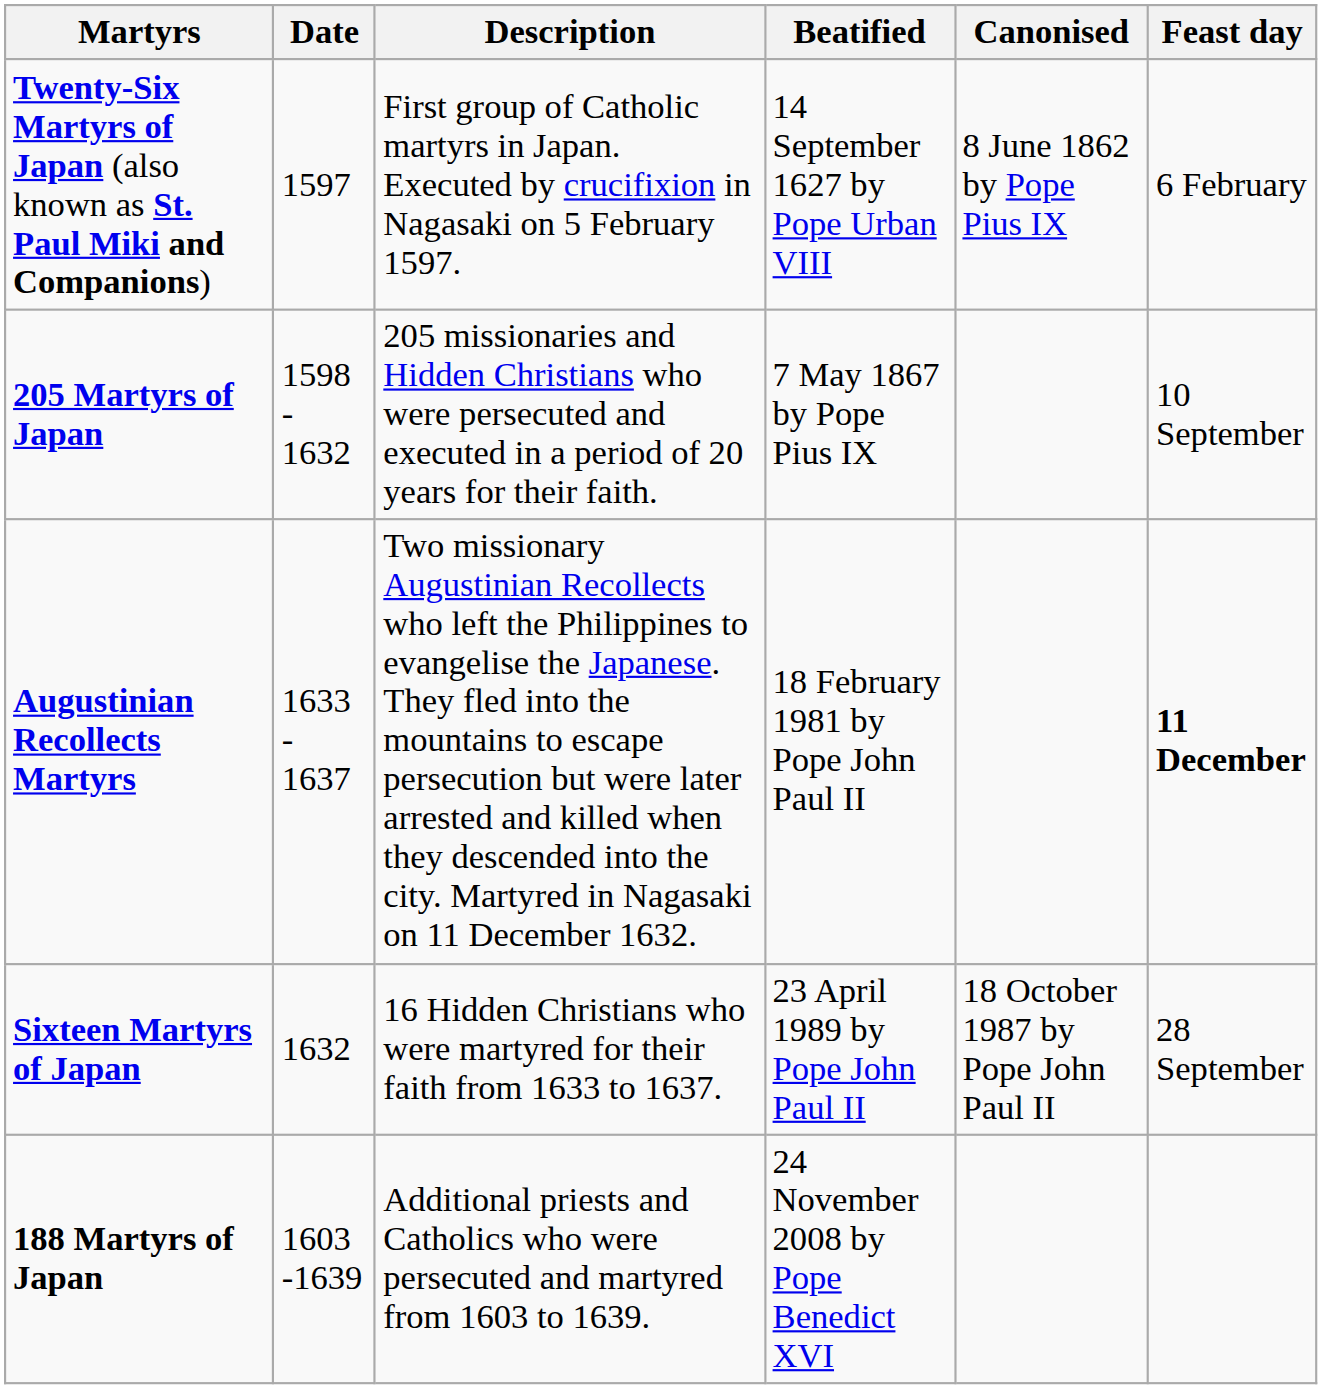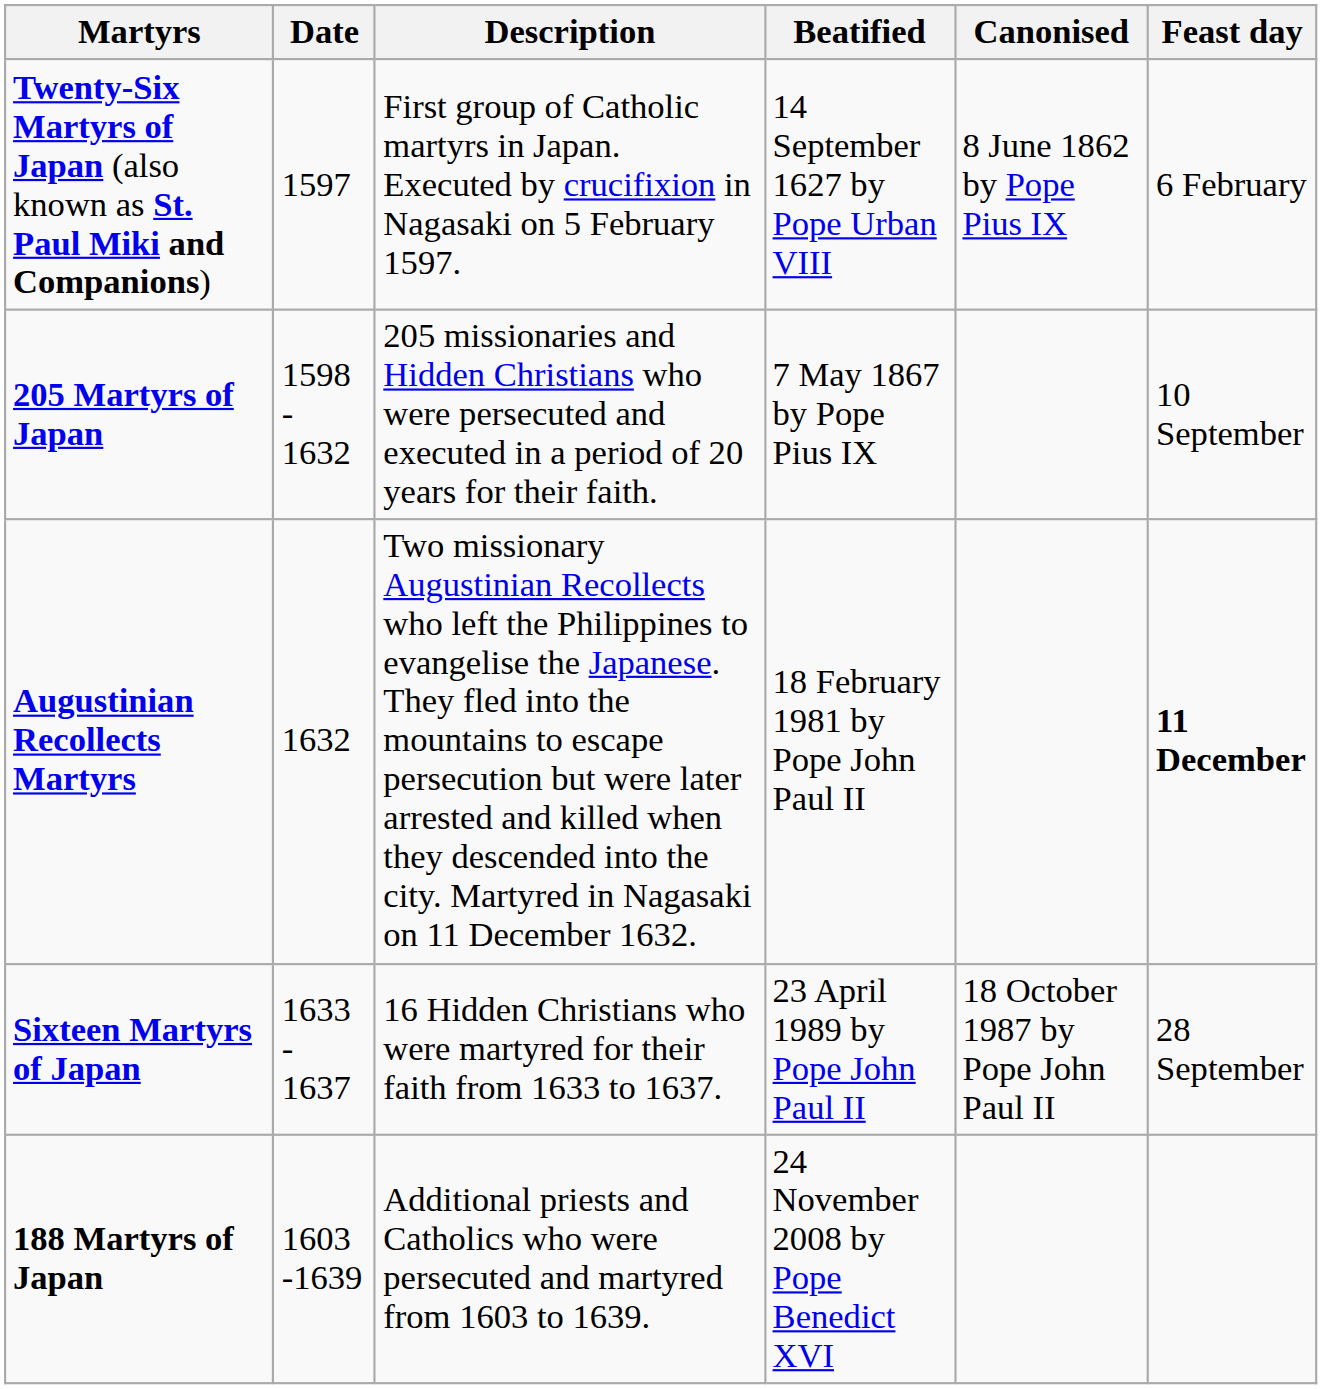(316, 740) 1633 - 1637 -> (316, 740) 1632
(316, 1048) 1632 -> (316, 1048) 1633 - 1637
